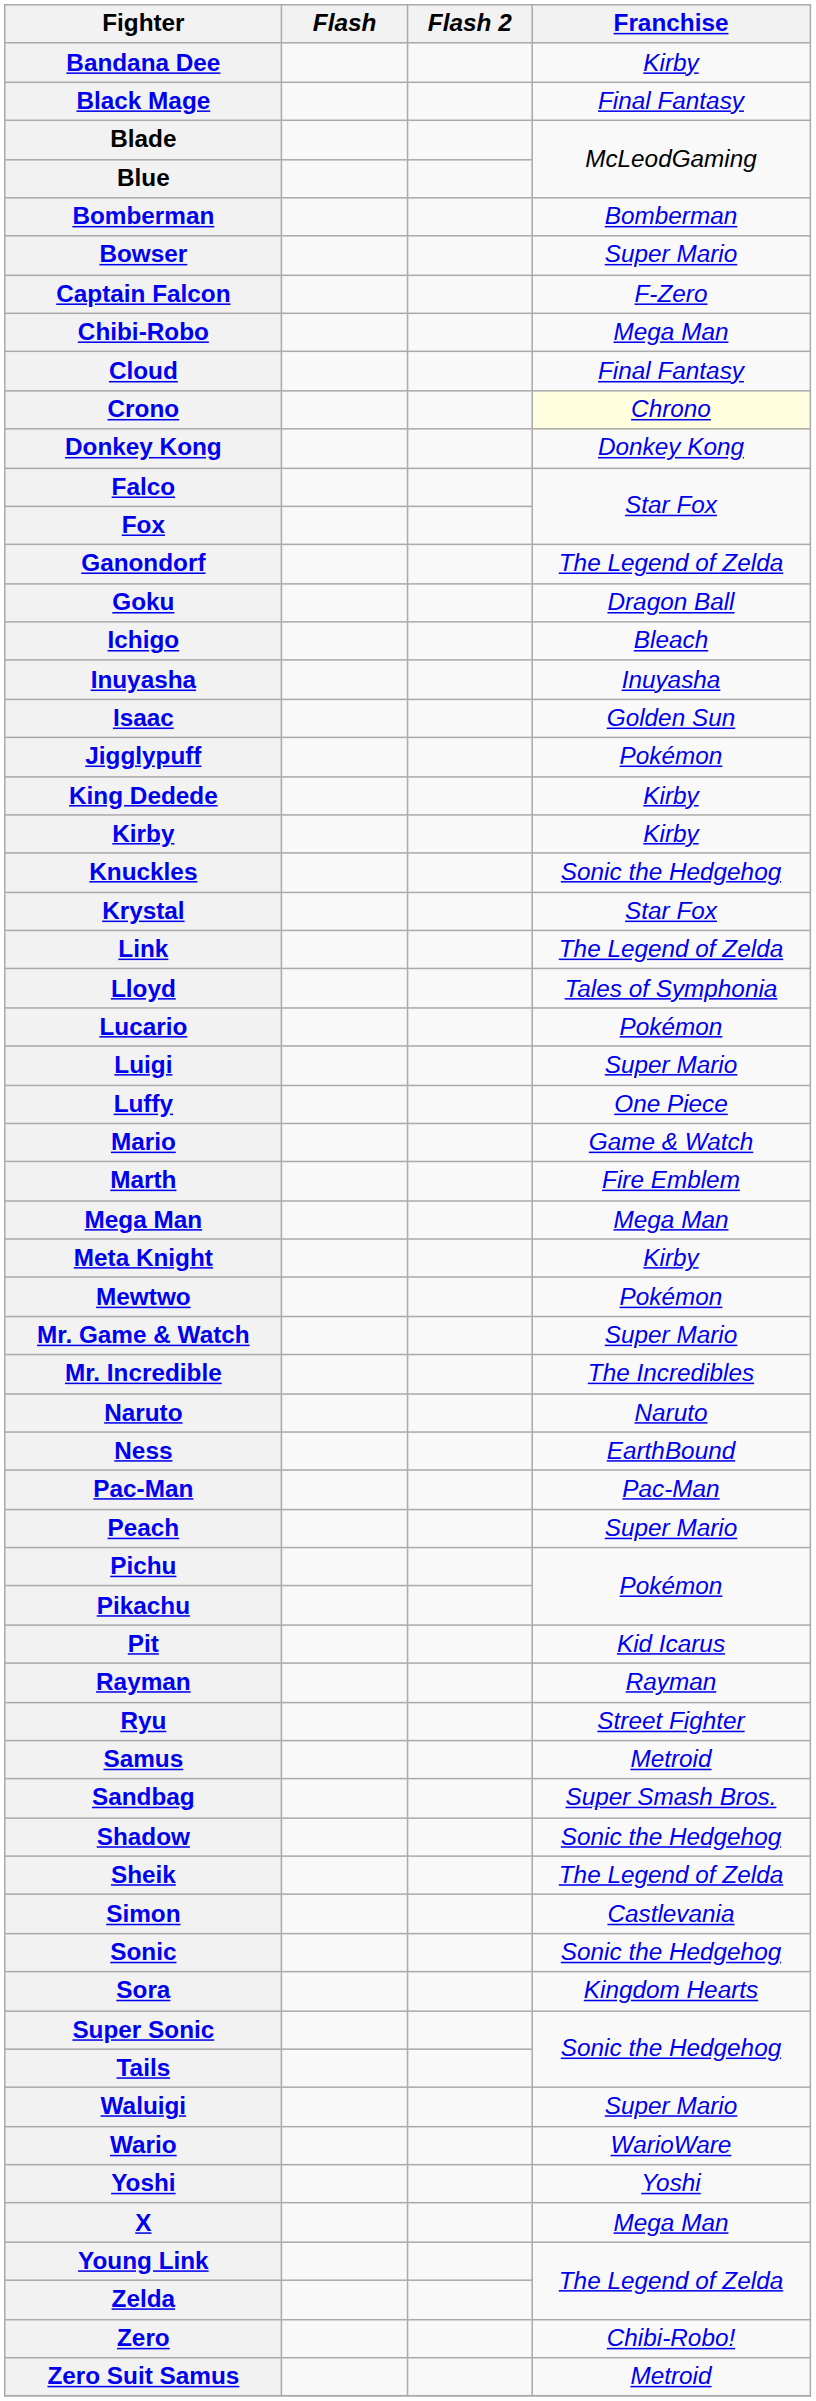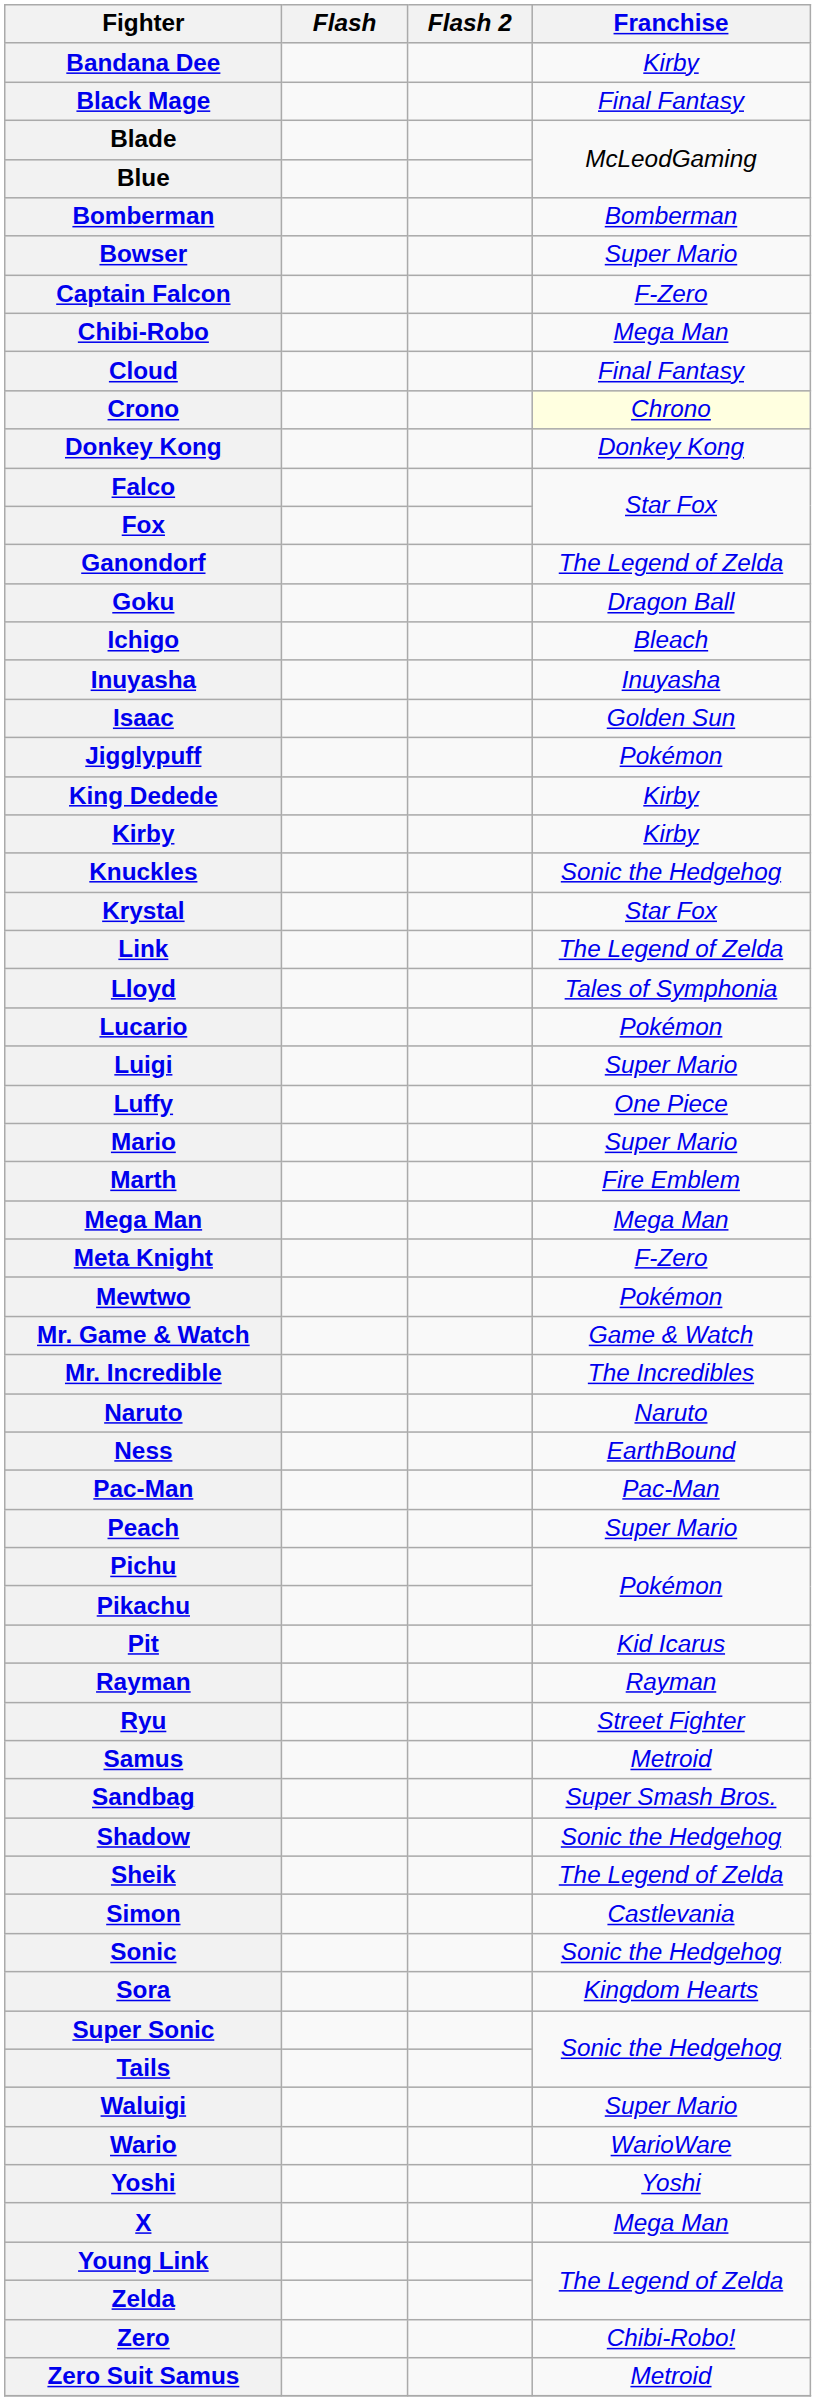(671, 1142) Game & Watch -> (671, 1142) Super Mario
(671, 1258) Kirby -> (671, 1258) F-Zero
(671, 1335) Super Mario -> (671, 1335) Game & Watch
